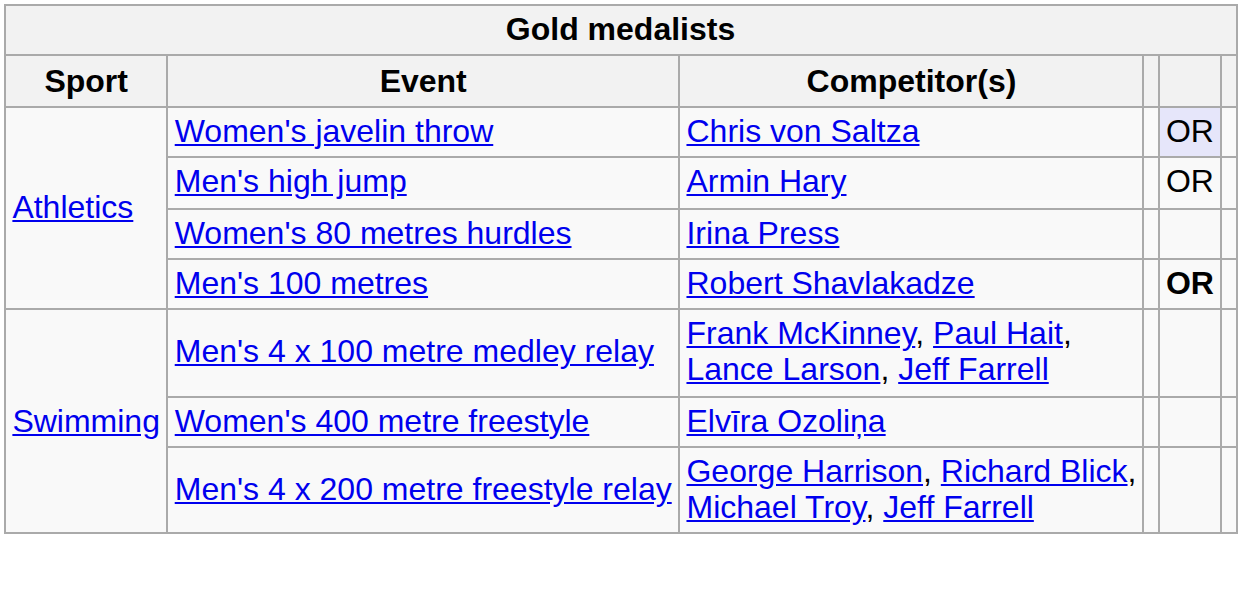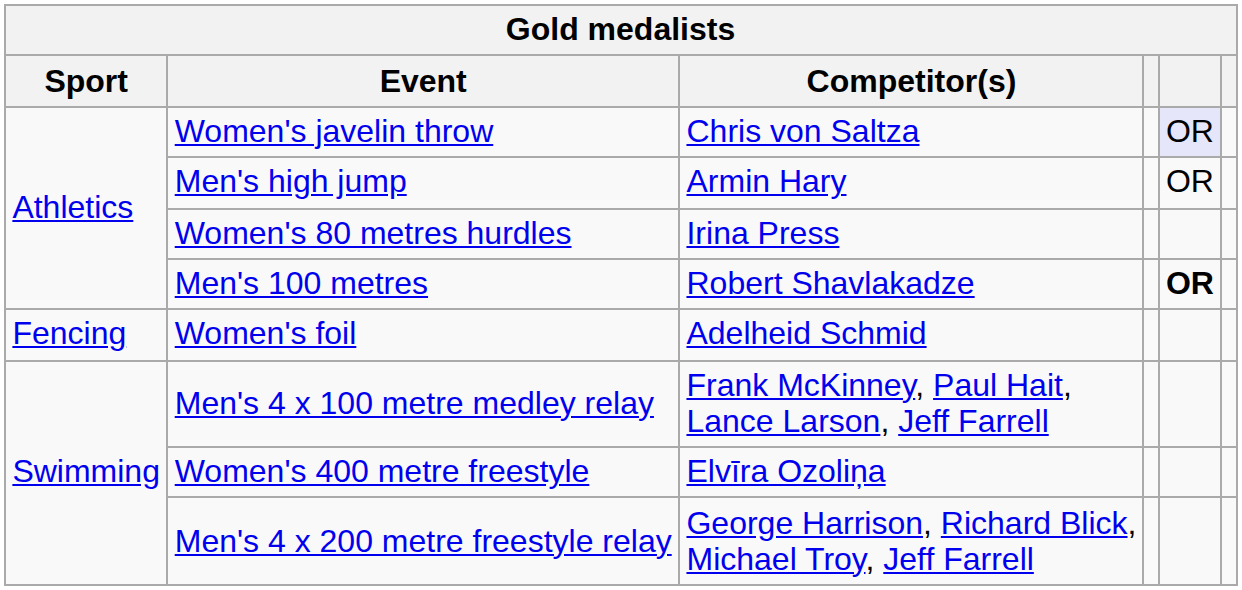+ row: (266, 334)
